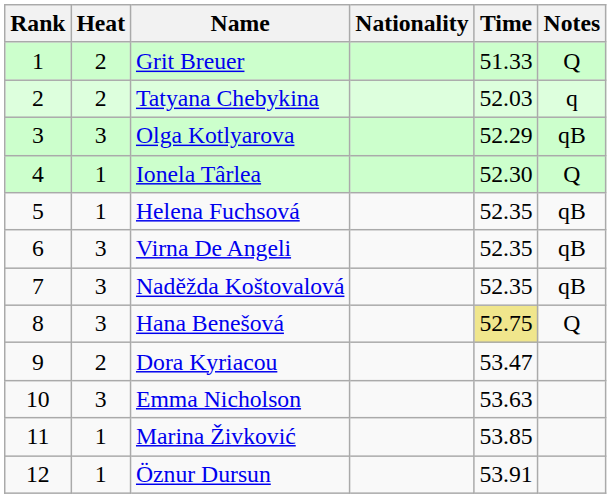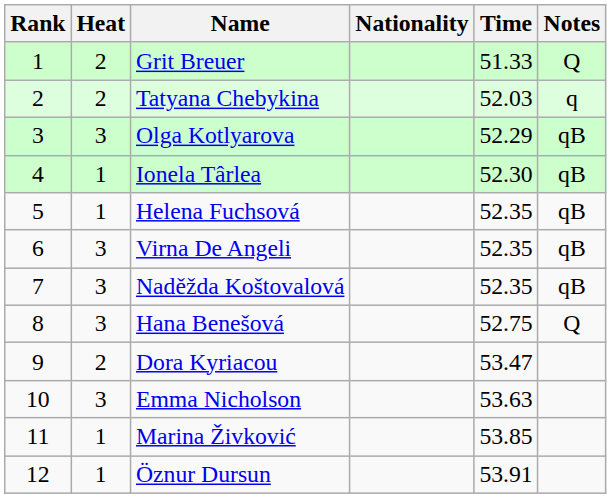(572, 173) Q -> (572, 173) qB
(506, 323) khaki background -> (506, 323) no background
